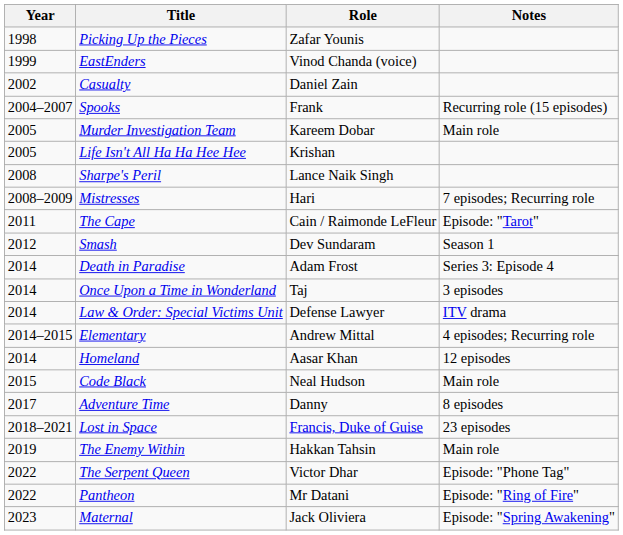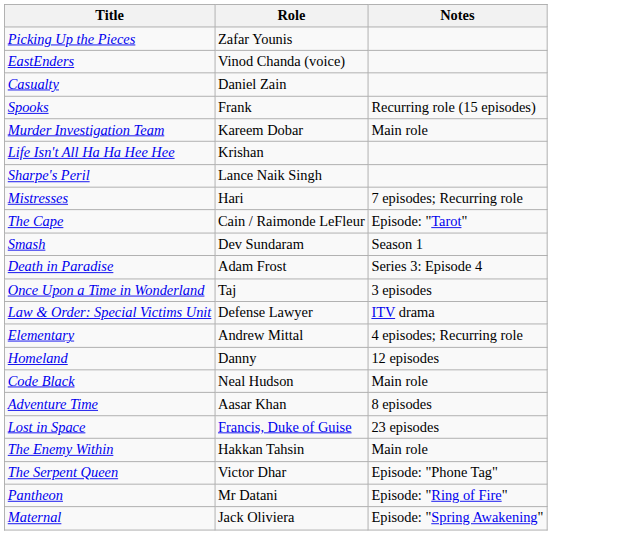- column: (40, 15)
(324, 358) Aasar Khan -> (237, 358) Danny
(309, 404) Danny -> (252, 404) Aasar Khan
